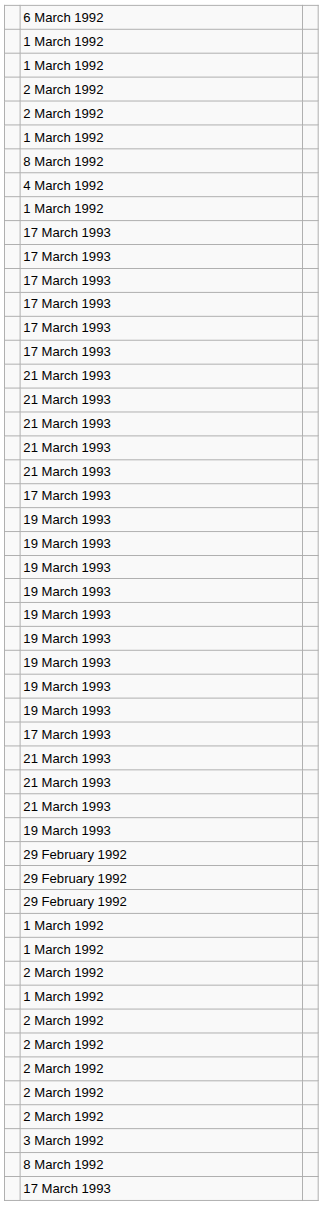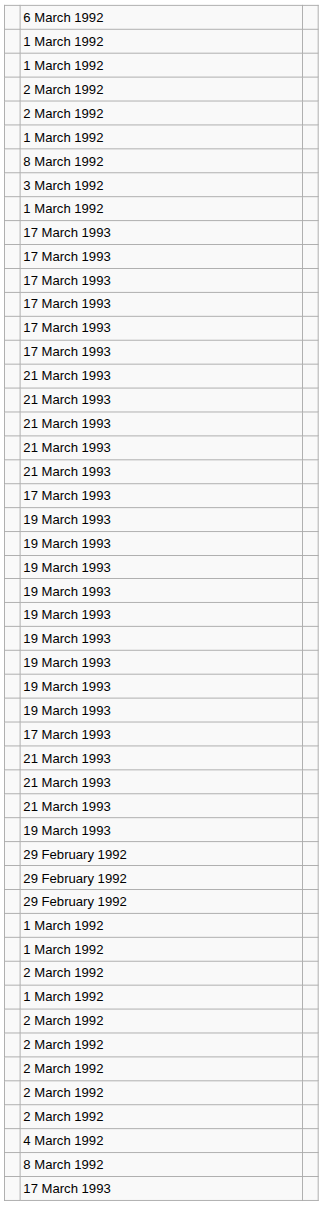rows swapped: (12, 185) <-> (12, 1140)
